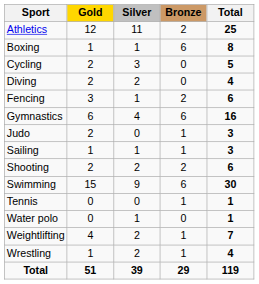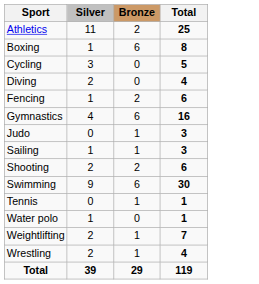- column: (90, 12)
